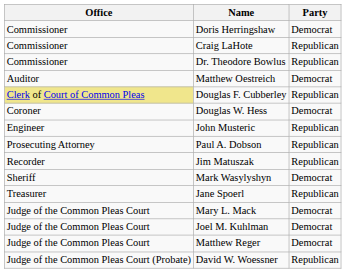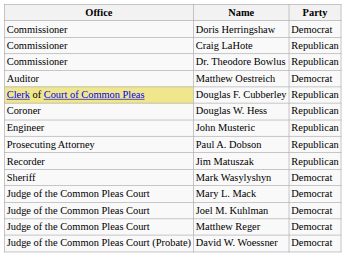(312, 111) Democrat -> (315, 111) Republican
- row: (220, 194)
(315, 260) Republican -> (312, 243) Democrat
